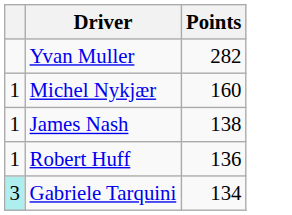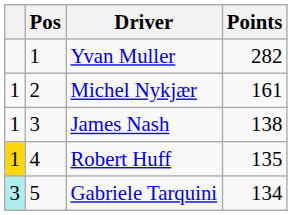+ column: (45, 21)
(226, 90) 160 -> (267, 90) 161
(15, 159) no background -> (15, 159) gold background
(226, 159) 136 -> (267, 159) 135
